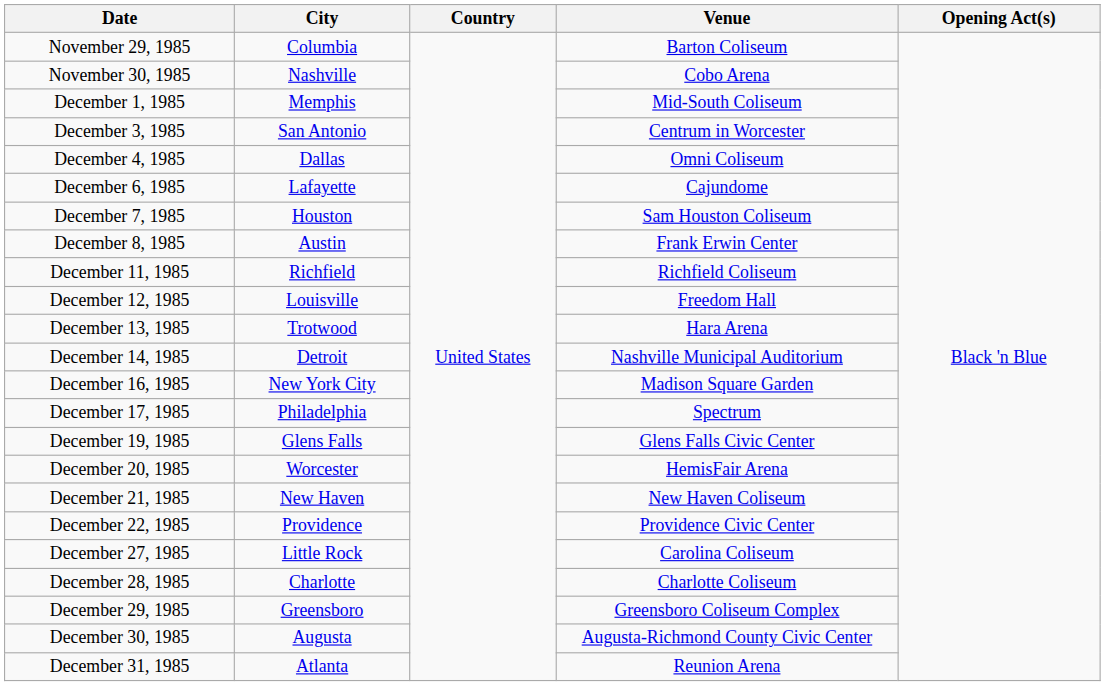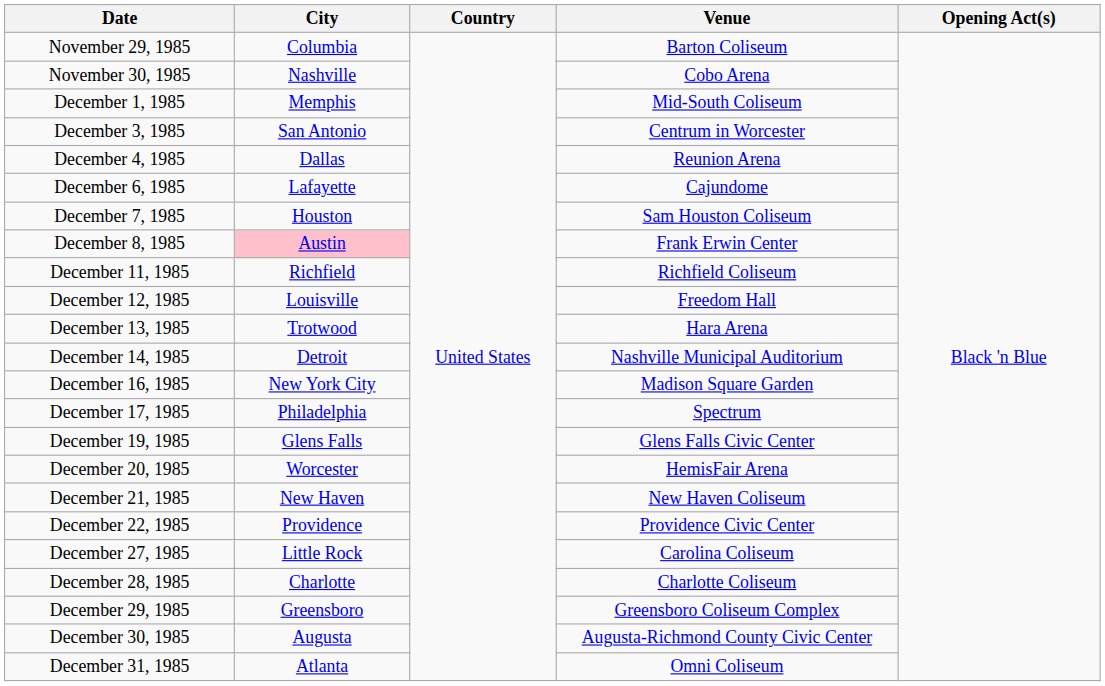(727, 159) Omni Coliseum -> (727, 159) Reunion Arena
(322, 243) no background -> (322, 243) pink background
(727, 666) Reunion Arena -> (727, 666) Omni Coliseum
